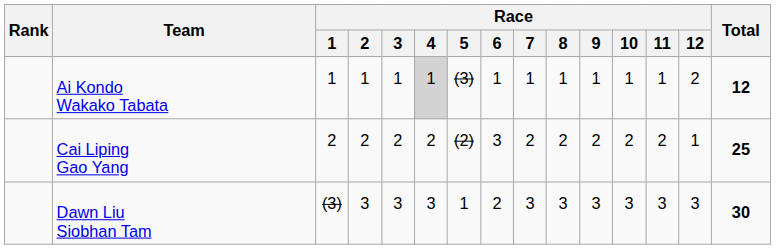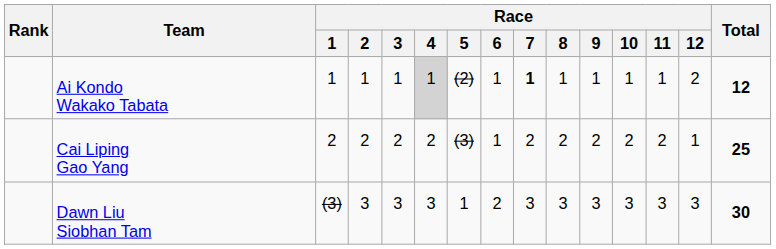(464, 87) (3) -> (464, 87) (2)
(530, 87) normal -> (530, 87) bold
(464, 150) (2) -> (464, 150) (3)
(497, 150) 3 -> (497, 150) 1
